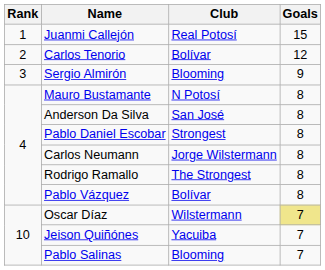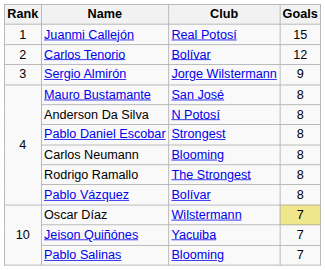(198, 74) Blooming -> (224, 74) Jorge Wilstermann
(196, 94) N Potosí -> (198, 94) San José
(198, 114) San José -> (196, 114) N Potosí
(224, 154) Jorge Wilstermann -> (198, 154) Blooming
